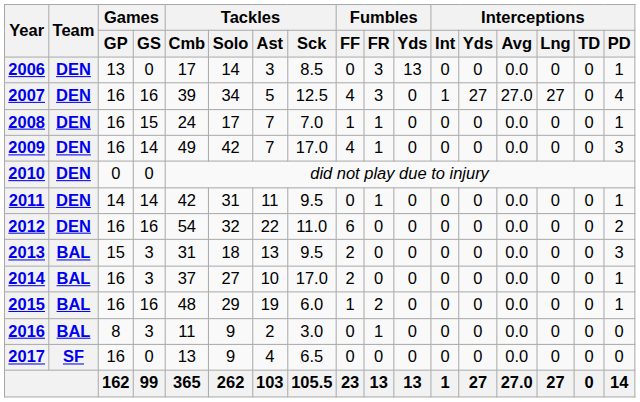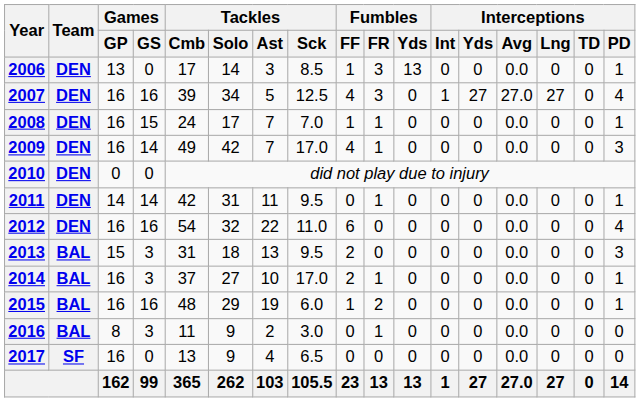(350, 69) 0 -> (350, 69) 1
(619, 226) 2 -> (619, 226) 4
(379, 278) 0 -> (379, 278) 1
